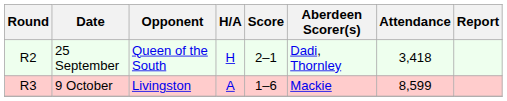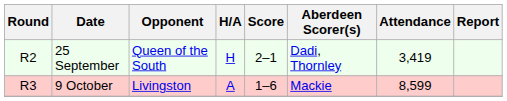(415, 57) 3,418 -> (415, 57) 3,419
